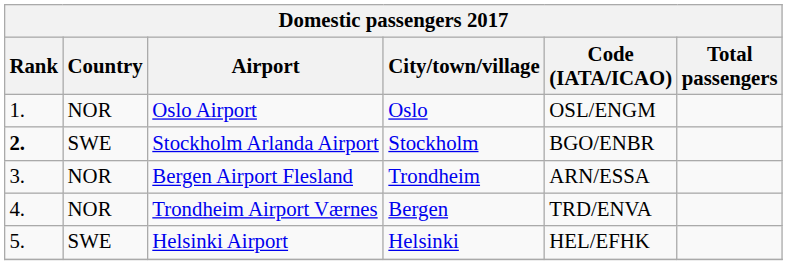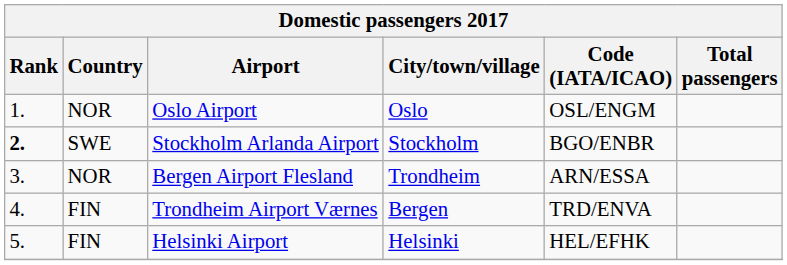(90, 209) NOR -> (84, 209) FIN
(90, 242) SWE -> (84, 242) FIN
